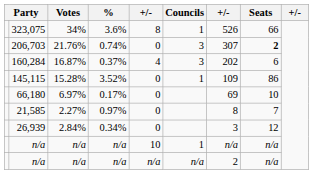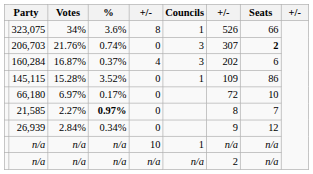(233, 95) 69 -> (233, 95) 72
(113, 111) normal -> (112, 111) bold
(235, 128) 3 -> (235, 128) 9
